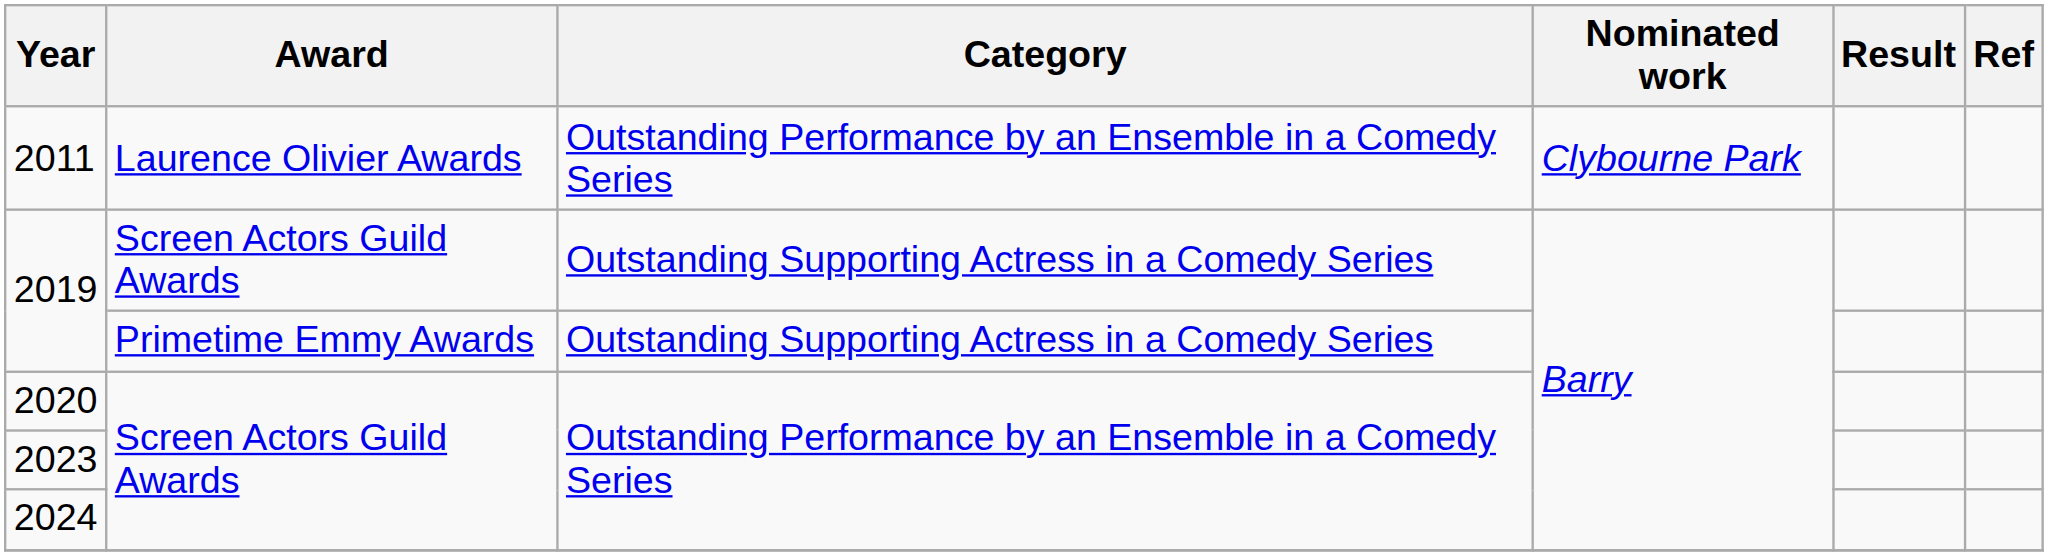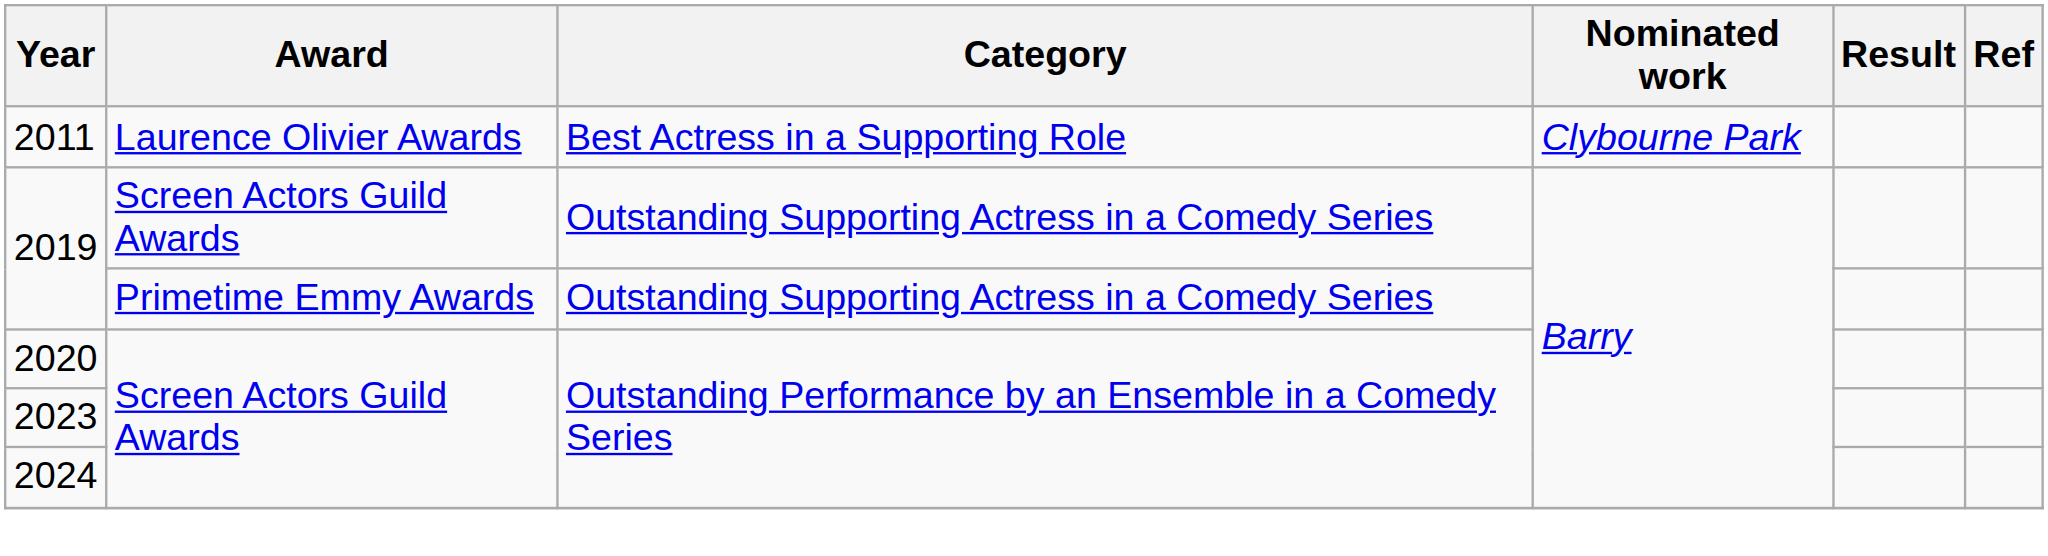(1031, 157) Outstanding Performance by an Ensemble in a Comedy Series -> (846, 136) Best Actress in a Supporting Role
